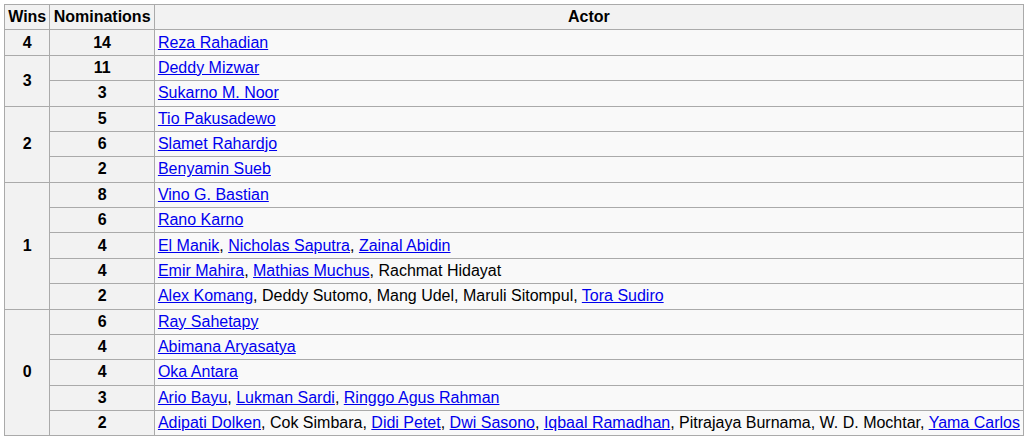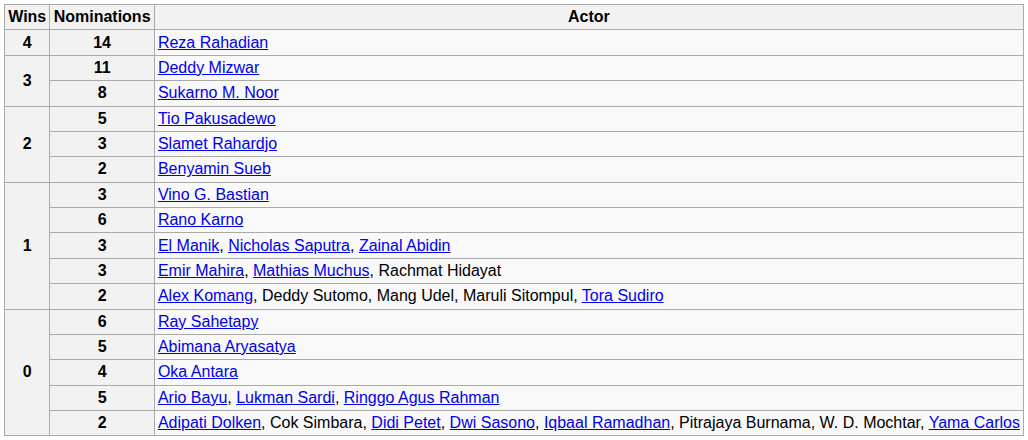(102, 93) 3 -> (102, 93) 8
(102, 144) 6 -> (102, 144) 3
(102, 194) 8 -> (102, 194) 3
(102, 245) 4 -> (102, 245) 3
(102, 270) 4 -> (102, 270) 3
(102, 347) 4 -> (102, 347) 5
(102, 397) 3 -> (102, 397) 5
